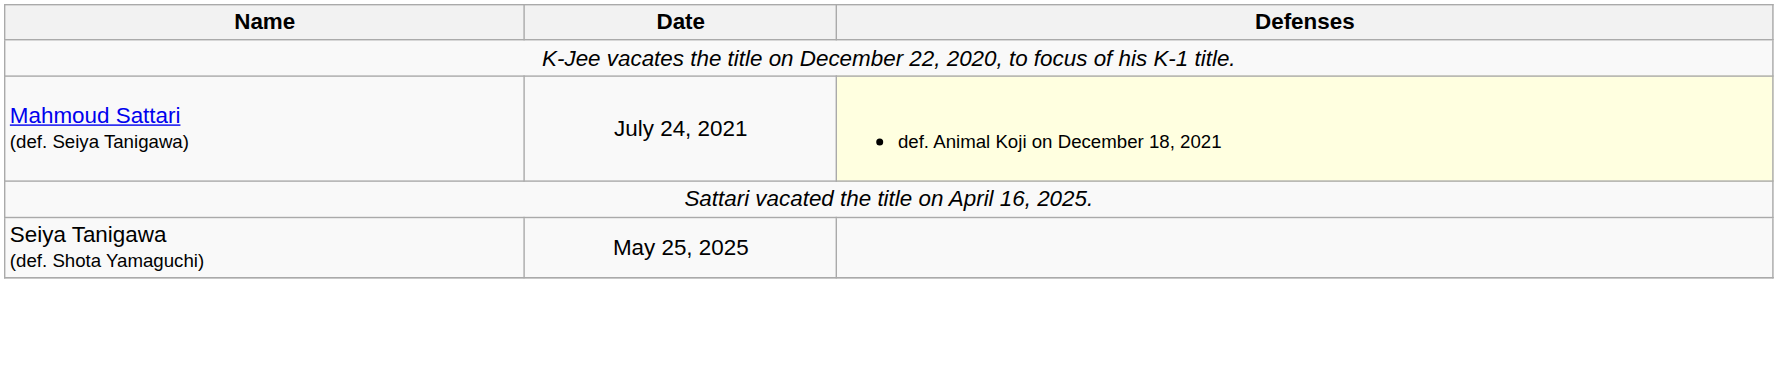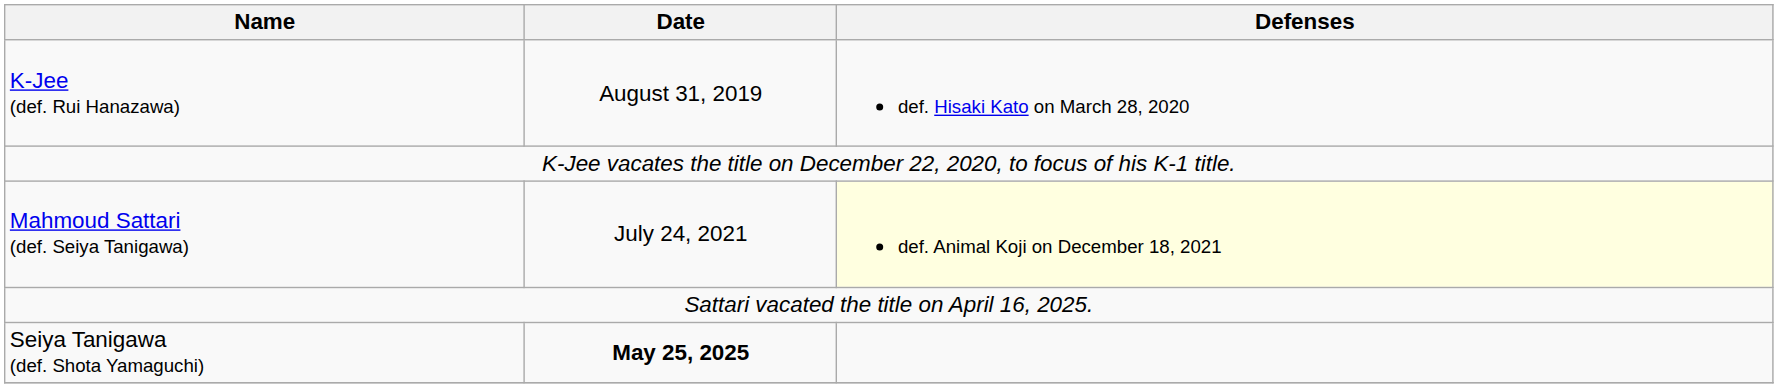+ row: (95, 92)
(681, 246) normal -> (681, 352) bold
